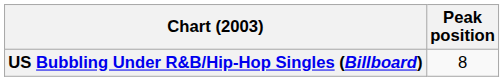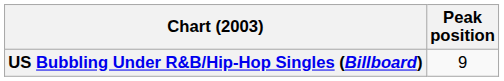(463, 62) 8 -> (463, 62) 9
